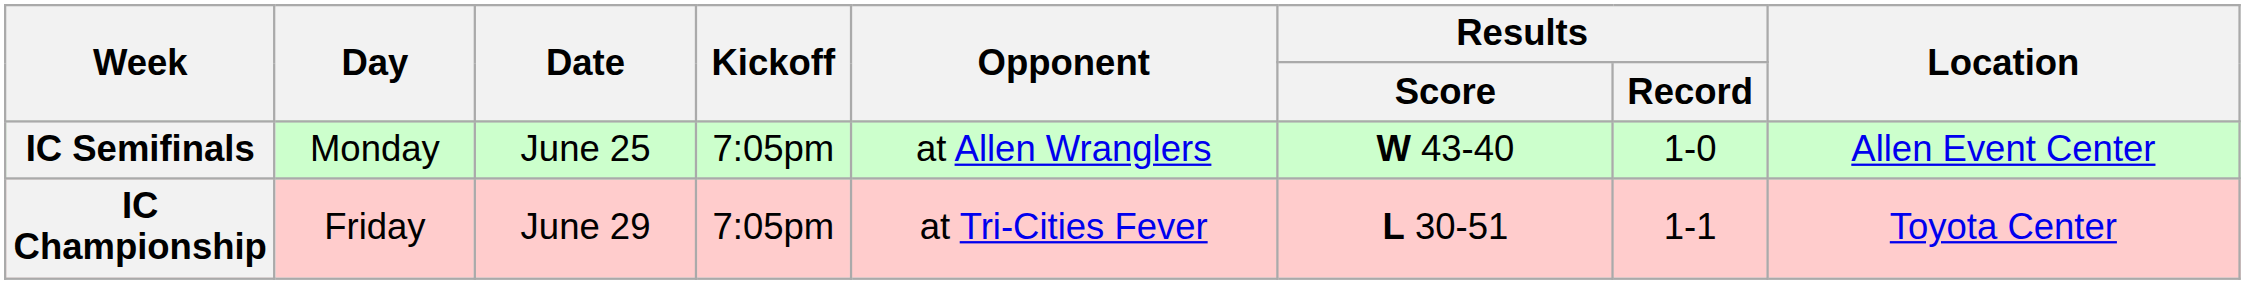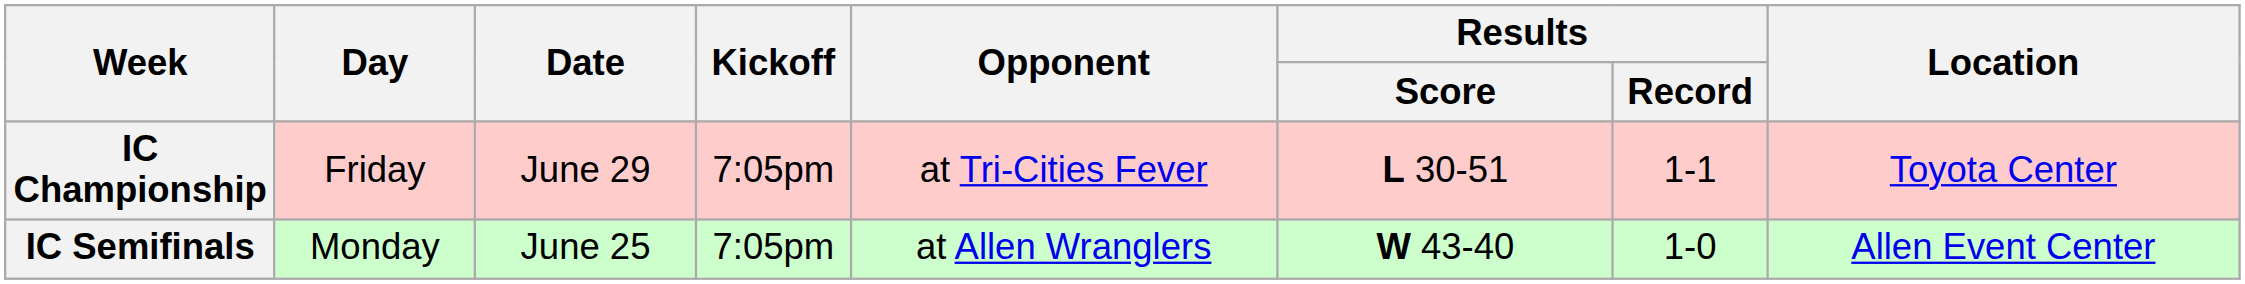rows swapped: (140, 149) <-> (140, 227)
